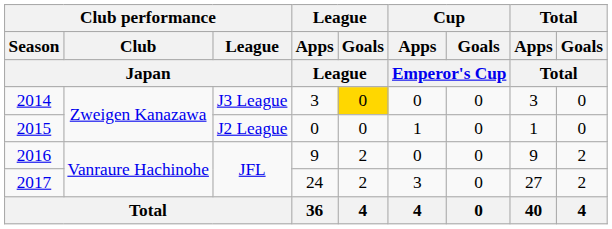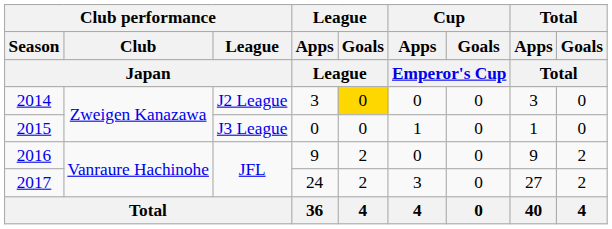(252, 100) J3 League -> (252, 100) J2 League
(252, 127) J2 League -> (252, 127) J3 League
